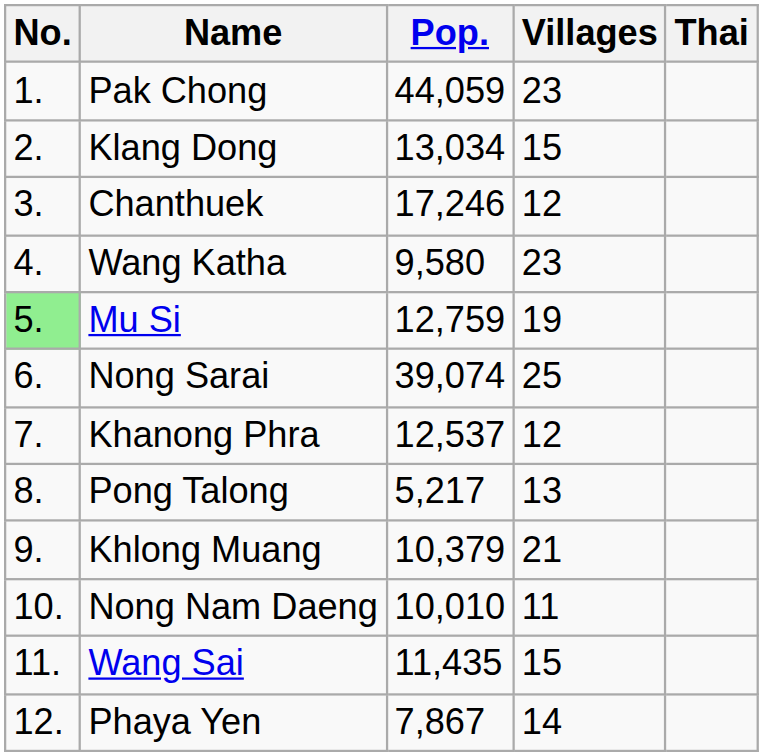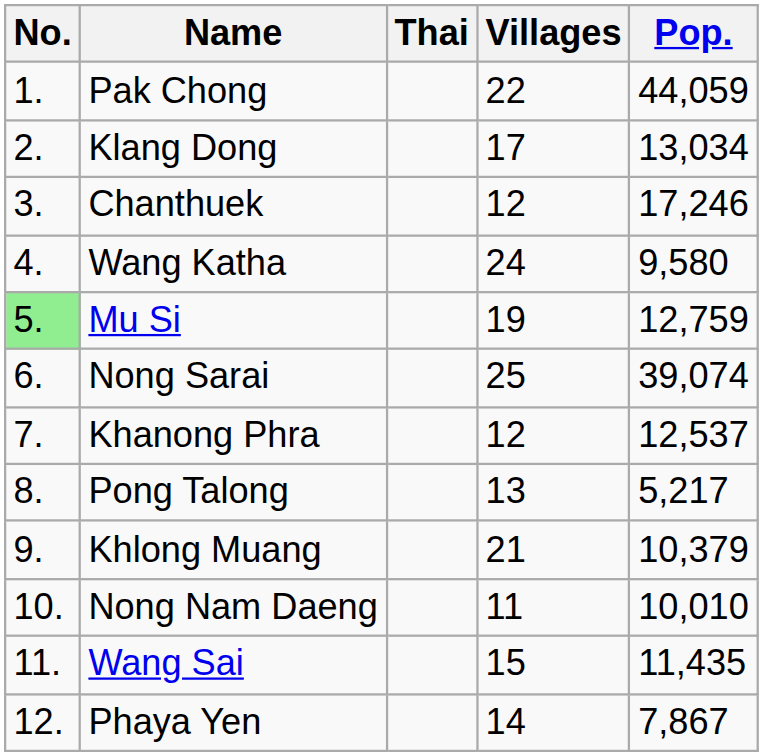columns swapped: (712, 33) <-> (450, 33)
(542, 90) 23 -> (506, 90) 22
(542, 147) 15 -> (506, 147) 17
(542, 262) 23 -> (506, 262) 24
